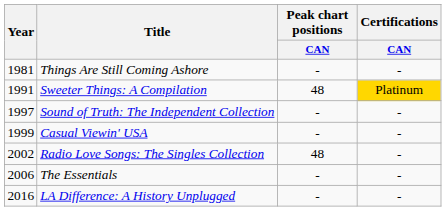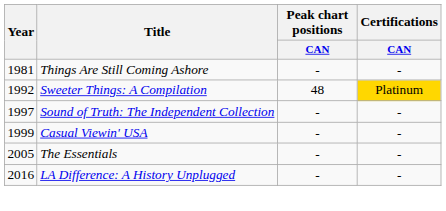(21, 90) 1991 -> (21, 90) 1992
- row: (152, 153)
(21, 174) 2006 -> (21, 153) 2005
